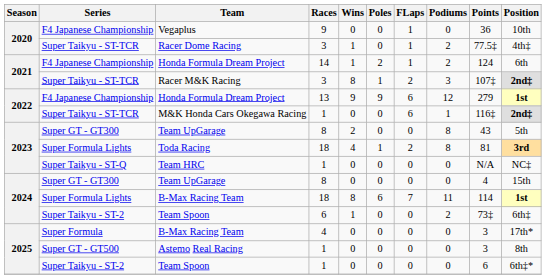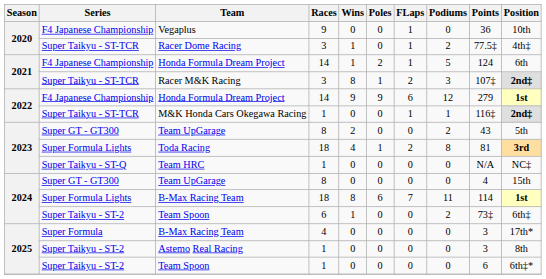(448, 63) 2 -> (448, 63) 5
(324, 97) 13 -> (324, 97) 14
(410, 114) 6 -> (410, 114) 1
(448, 131) 8 -> (448, 131) 2
(80, 249) Super GT - GT500 -> (83, 249) Super Taikyu - ST-2
